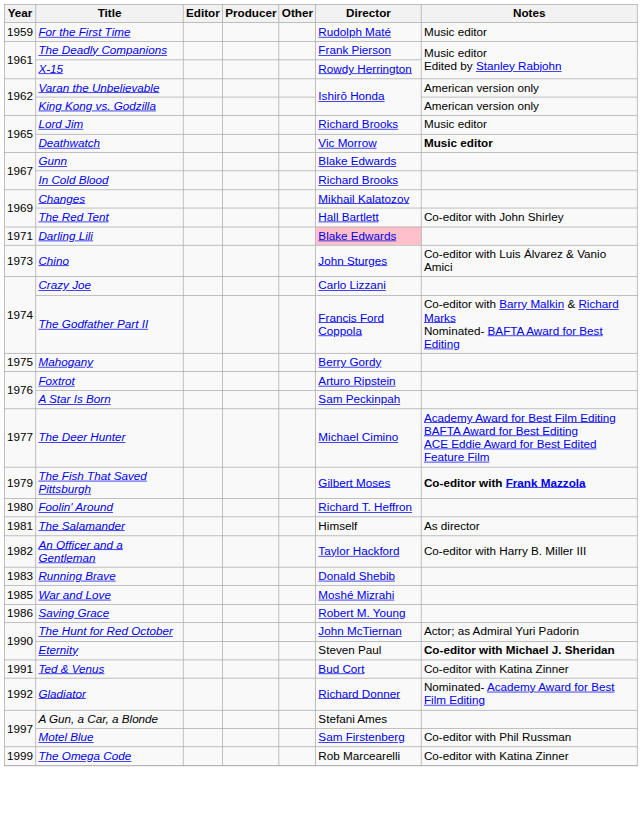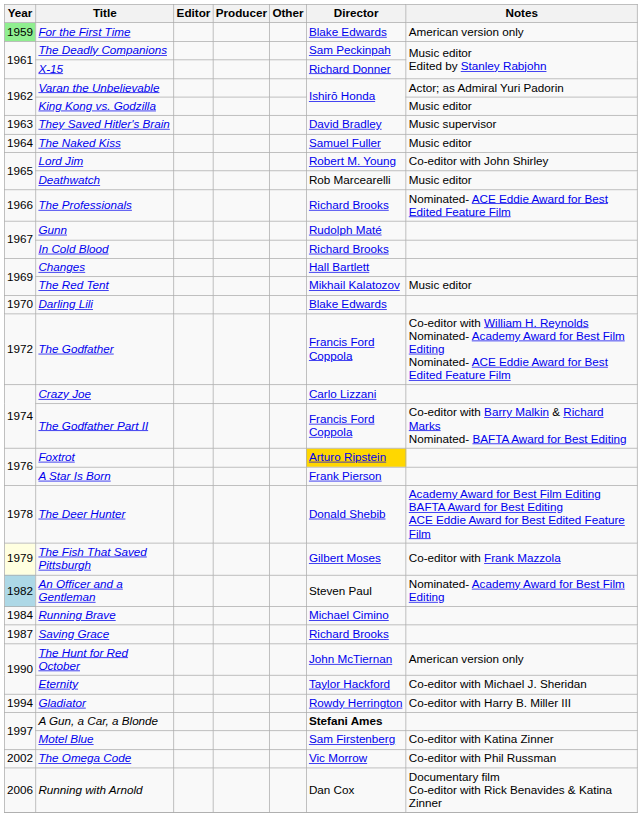(20, 32) no background -> (20, 32) lightgreen background
(355, 32) Rudolph Maté -> (348, 32) Blake Edwards
(455, 32) Music editor -> (466, 32) American version only
(355, 50) Frank Pierson -> (350, 50) Sam Peckinpah
(365, 69) Rowdy Herrington -> (350, 69) Richard Donner
(481, 87) American version only -> (486, 87) Actor; as Admiral Yuri Padorin
(481, 106) American version only -> (440, 106) Music editor
+ row: (104, 124)
+ row: (80, 143)
(358, 124) Richard Brooks -> (352, 161) Robert M. Young
(455, 124) Music editor -> (479, 161) Co-editor with John Shirley
(347, 143) Vic Morrow -> (350, 180) Rob Marcearelli
(458, 143) bold -> (440, 180) normal
+ row: (85, 205)
(357, 161) Blake Edwards -> (345, 230) Rudolph Maté
(364, 198) Mikhail Kalatozov -> (339, 267) Hall Bartlett
(349, 217) Hall Bartlett -> (354, 286) Mikhail Kalatozov
(494, 217) Co-editor with John Shirley -> (440, 286) Music editor
(20, 236) 1971 -> (20, 304) 1970
(357, 236) pink background -> (348, 304) no background
+ row: (76, 349)
- row: (54, 261)
- row: (66, 362)
(357, 381) no background -> (348, 457) gold background
(359, 399) Sam Peckinpah -> (345, 476) Frank Pierson
(20, 437) 1977 -> (20, 514) 1978
(358, 437) Michael Cimino -> (347, 514) Donald Shebib
(20, 482) no background -> (20, 559) lightyellow background
(505, 482) bold -> (485, 559) normal
- row: (76, 507)
- row: (82, 526)
(20, 551) no background -> (20, 590) lightblue background
(359, 551) Taylor Hackford -> (340, 590) Steven Paul
(505, 551) Co-editor with Harry B. Miller III -> (517, 590) Nominated- Academy Award for Best Film Editing
(20, 576) 1983 -> (20, 616) 1984
(357, 576) Donald Shebib -> (349, 616) Michael Cimino
- row: (75, 595)
(20, 613) 1986 -> (20, 634) 1987
(362, 613) Robert M. Young -> (349, 634) Richard Brooks
(501, 632) Actor; as Admiral Yuri Padorin -> (466, 659) American version only
(350, 650) Steven Paul -> (349, 684) Taylor Hackford
(519, 650) bold -> (498, 684) normal
- row: (71, 669)
(20, 694) 1992 -> (20, 703) 1994
(359, 694) Richard Donner -> (356, 703) Rowdy Herrington
(519, 694) Nominated- Academy Award for Best Film Editing -> (490, 703) Co-editor with Harry B. Miller III
(353, 719) normal -> (346, 721) bold
(498, 737) Co-editor with Phil Russman -> (481, 740) Co-editor with Katina Zinner
(20, 756) 1999 -> (20, 758) 2002
(359, 756) Rob Marcearelli -> (338, 758) Vic Morrow
(496, 756) Co-editor with Katina Zinner -> (482, 758) Co-editor with Phil Russman
+ row: (90, 790)
